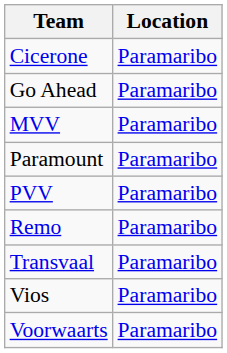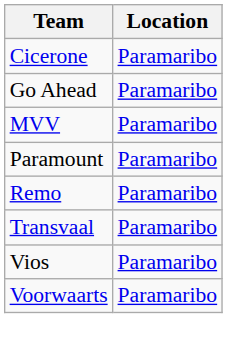- row: (31, 192)
